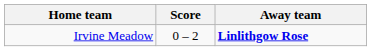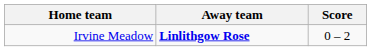columns swapped: (185, 14) <-> (291, 14)
